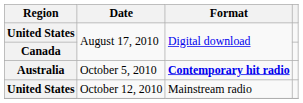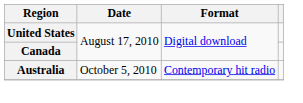(229, 70) bold -> (220, 70) normal
- row: (41, 88)
